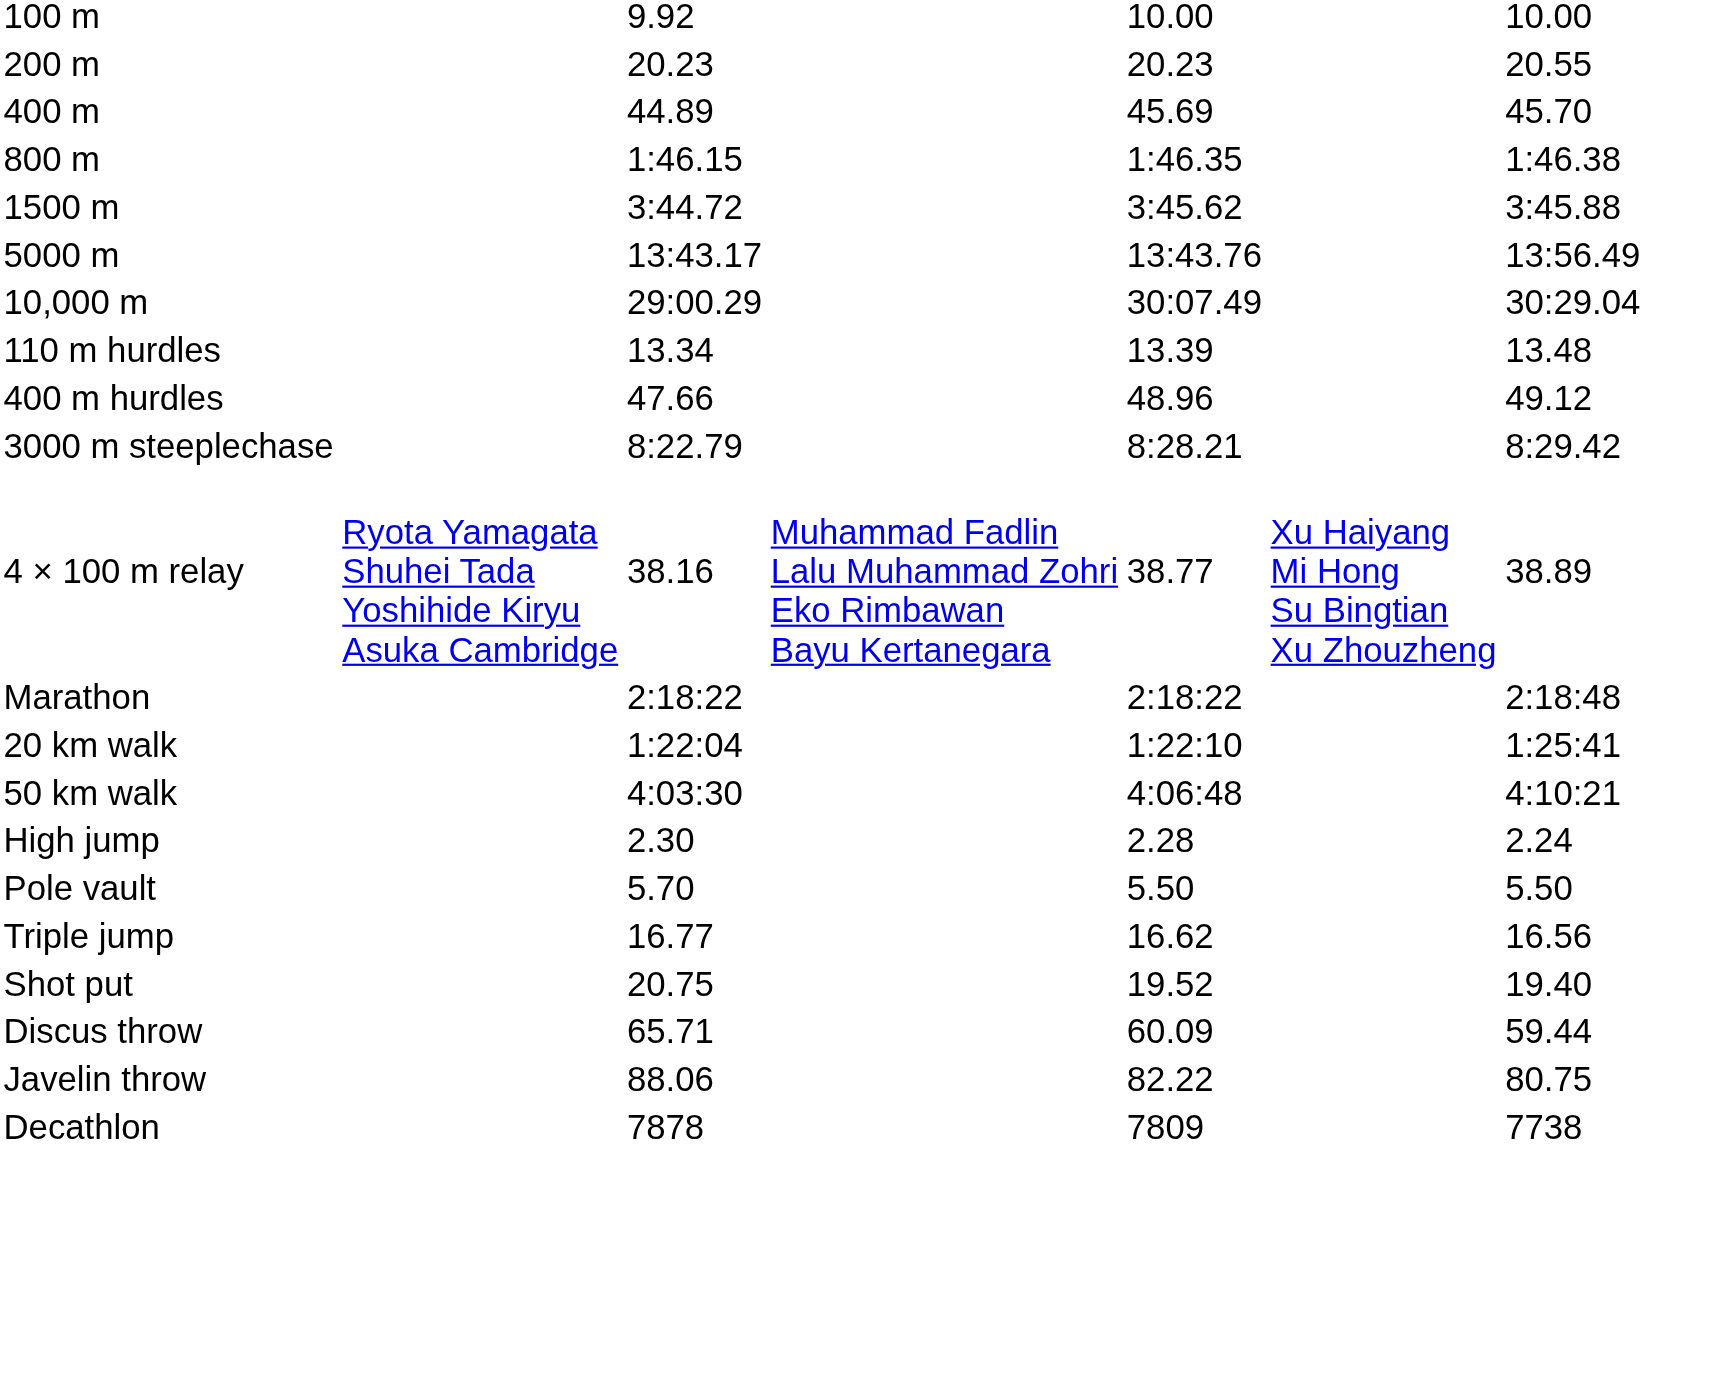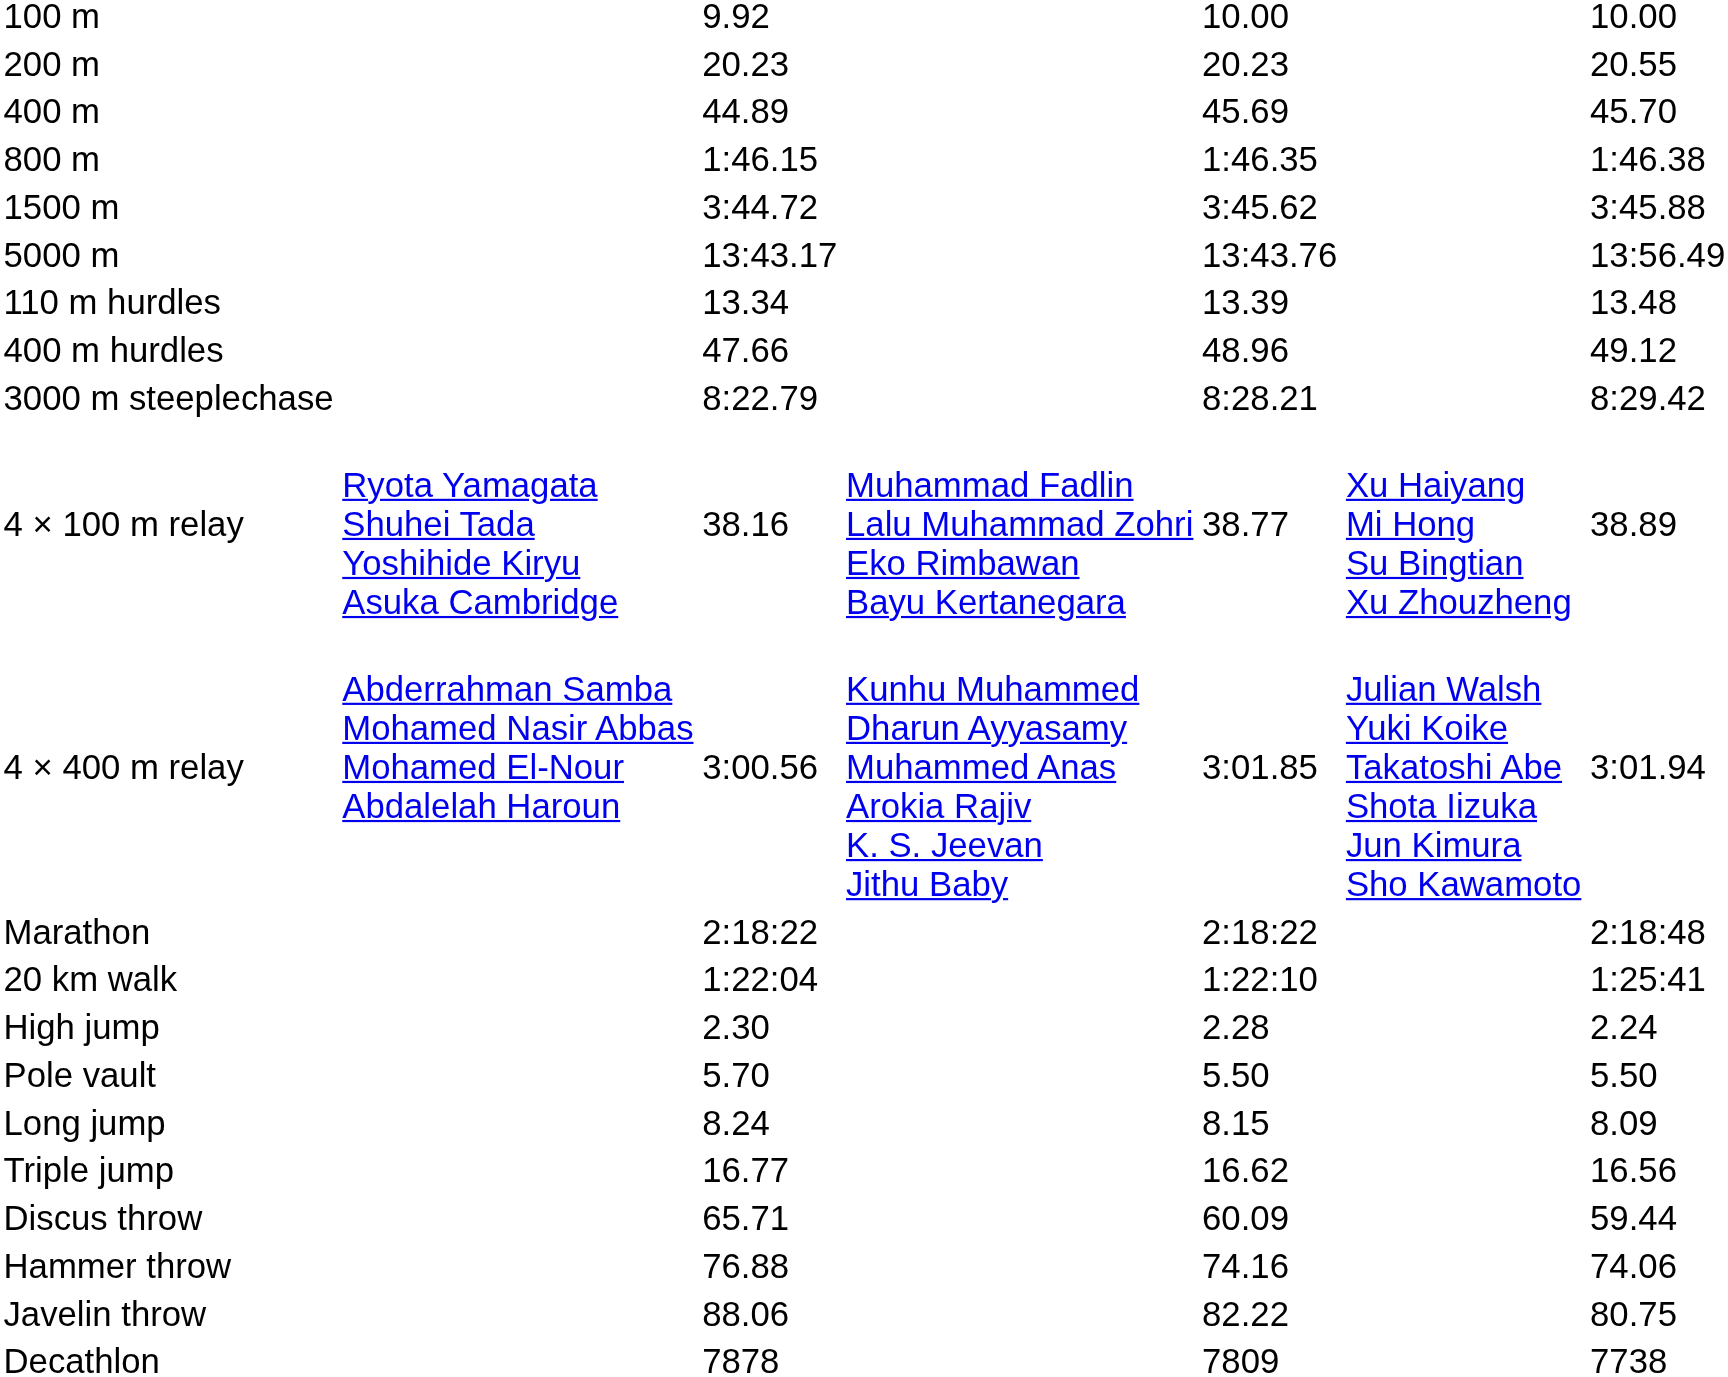- row: (76, 302)
+ row: (124, 767)
- row: (90, 793)
+ row: (85, 1123)
- row: (68, 984)
+ row: (117, 1266)
